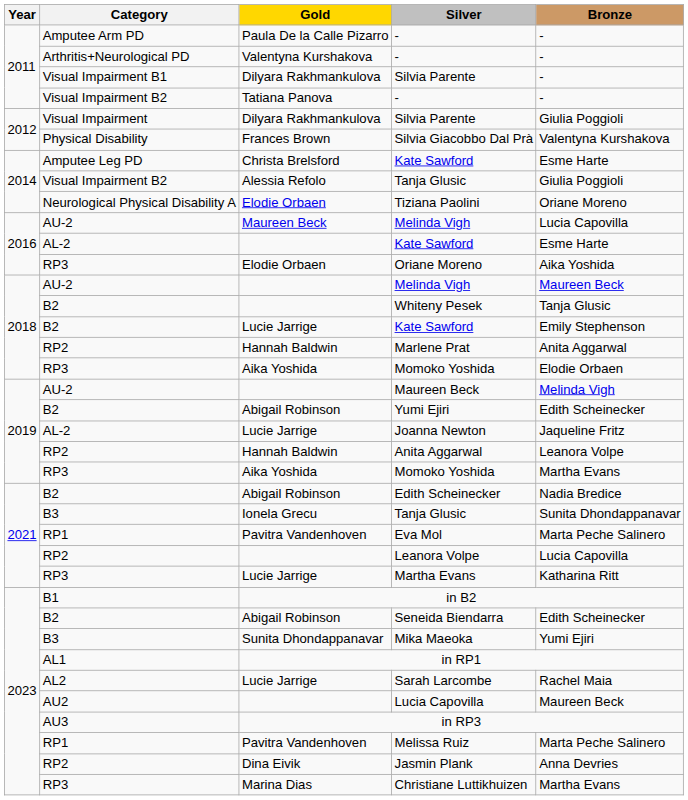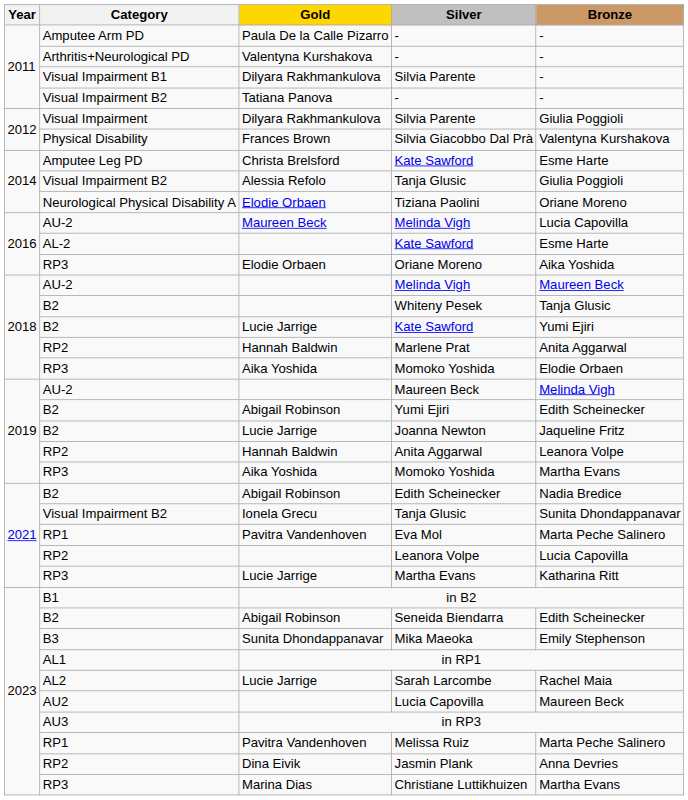(592, 327) Emily Stephenson -> (567, 327) Yumi Ejiri
(57, 431) AL-2 -> (51, 431) B2
(51, 514) B3 -> (105, 514) Visual Impairment B2
(567, 639) Yumi Ejiri -> (592, 639) Emily Stephenson
